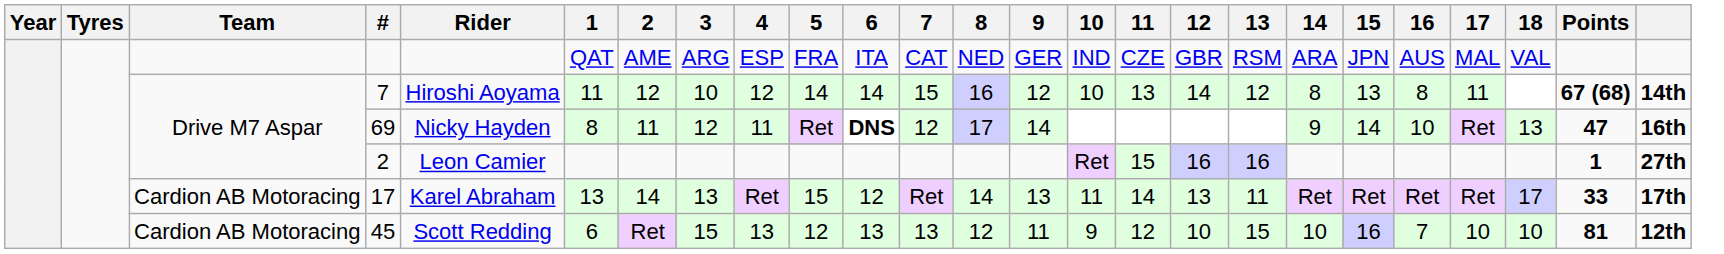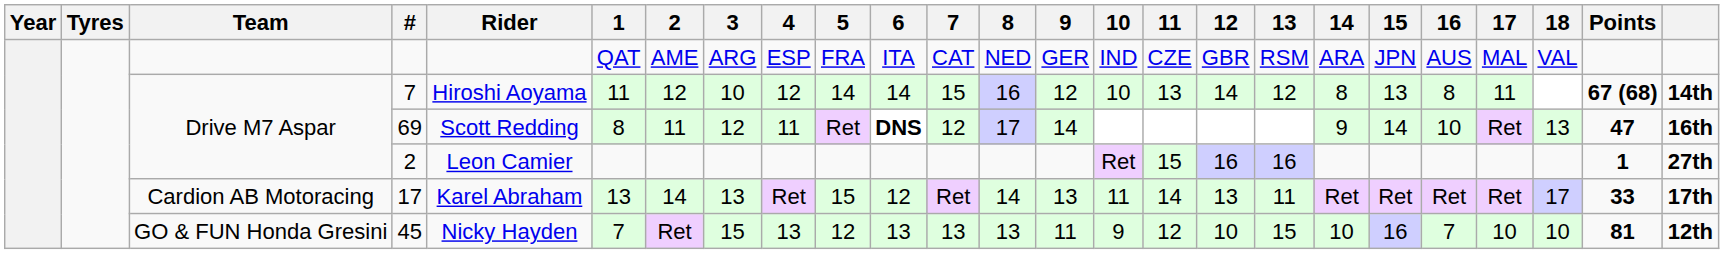(483, 127) Nicky Hayden -> (509, 127) Scott Redding
(247, 232) Cardion AB Motoracing -> (261, 232) GO & FUN Honda Gresini
(483, 232) Scott Redding -> (509, 232) Nicky Hayden
(592, 232) 6 -> (619, 232) 7
(981, 232) 12 -> (1008, 232) 13
